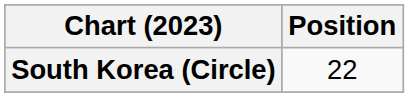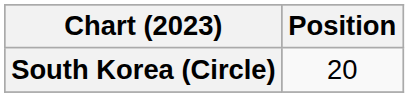(342, 69) 22 -> (342, 69) 20
